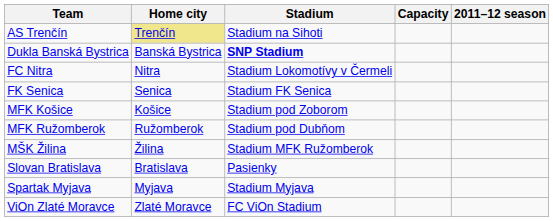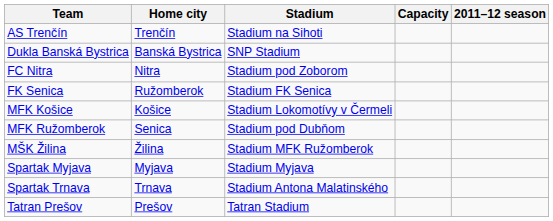(155, 33) khaki background -> (155, 33) no background
(265, 52) bold -> (264, 52) normal
(310, 71) Stadium Lokomotívy v Čermeli -> (287, 71) Stadium pod Zoborom
(153, 91) Senica -> (169, 91) Ružomberok
(287, 110) Stadium pod Zoborom -> (310, 110) Stadium Lokomotívy v Čermeli
(169, 129) Ružomberok -> (153, 129) Senica
- row: (54, 168)
+ row: (48, 187)
+ row: (45, 206)
- row: (61, 206)
